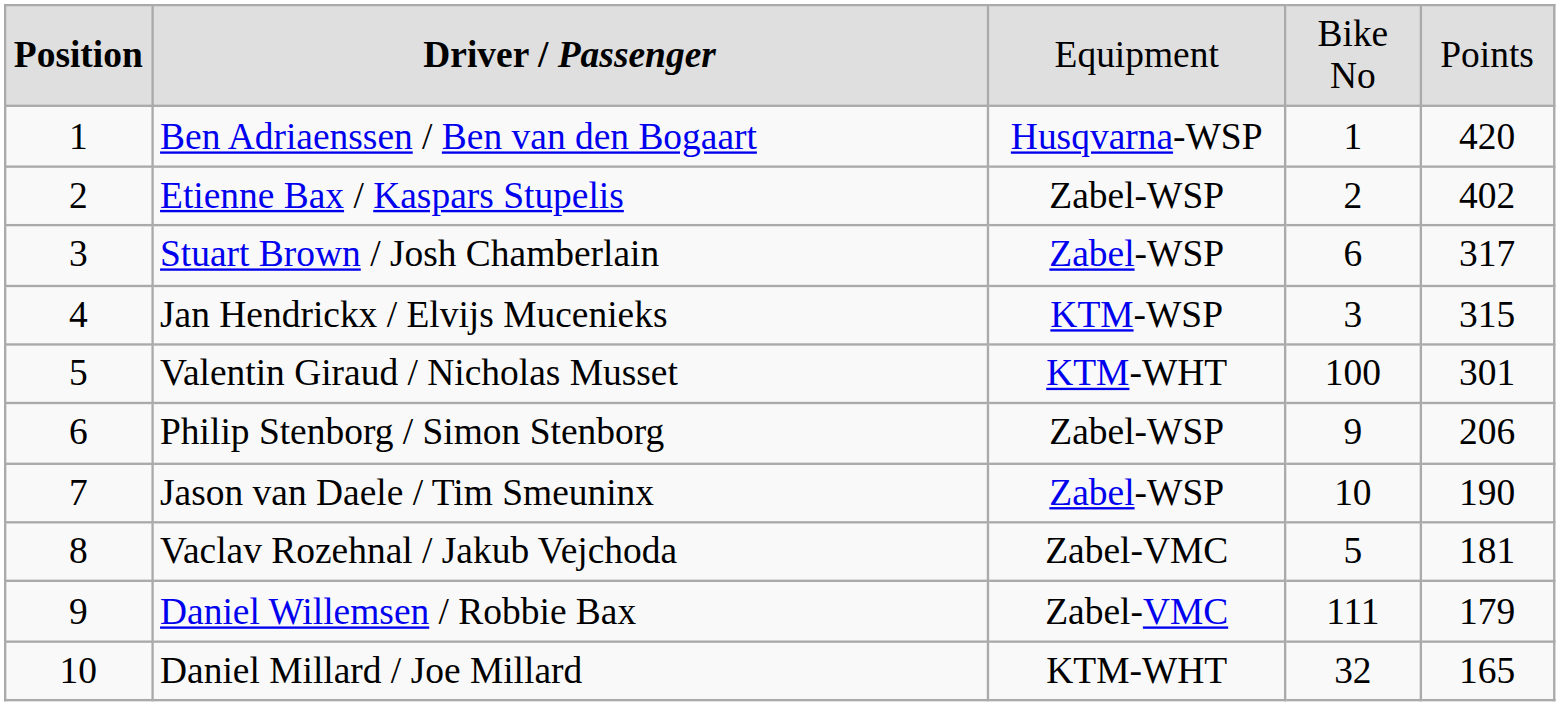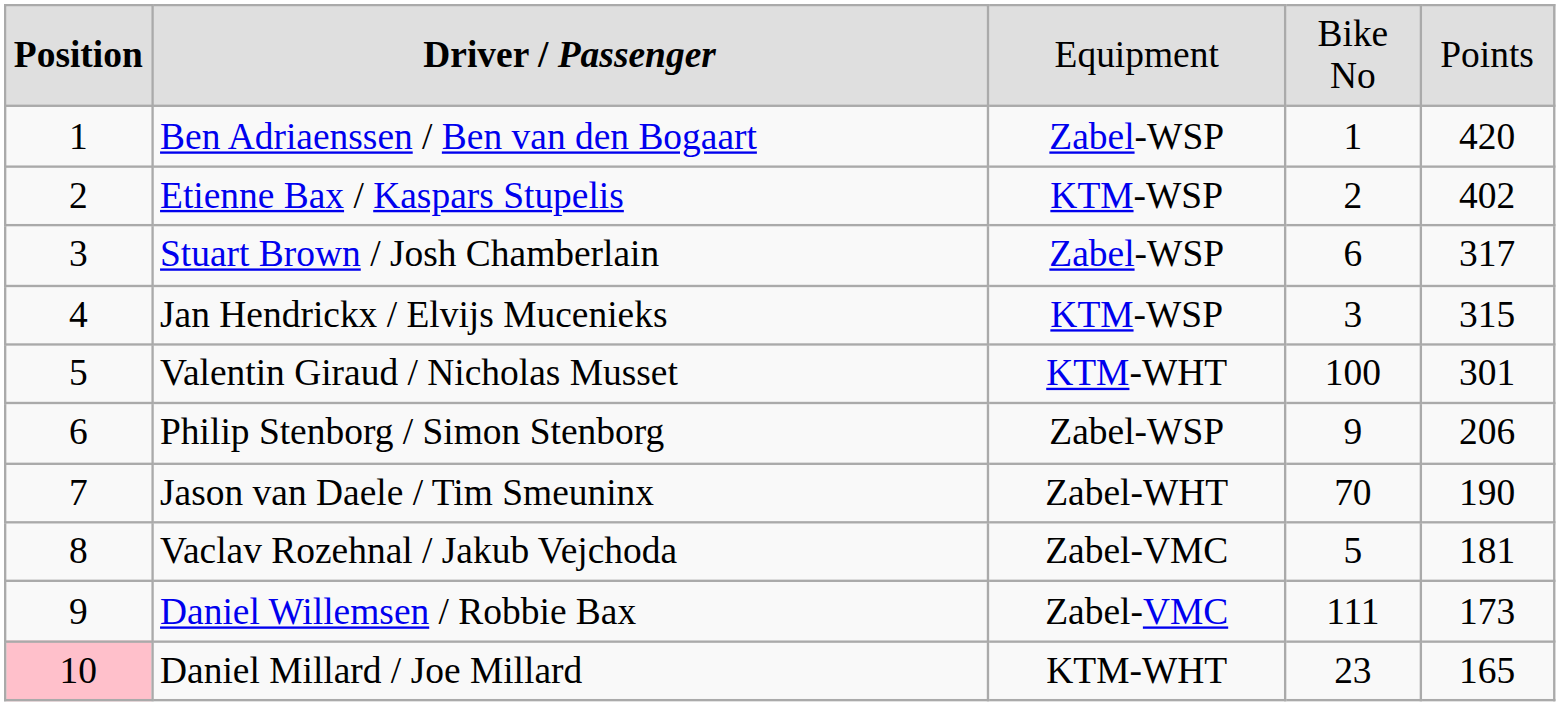(1137, 135) Husqvarna-WSP -> (1137, 135) Zabel-WSP
(1137, 195) Zabel-WSP -> (1137, 195) KTM-WSP
(1137, 491) Zabel-WSP -> (1137, 491) Zabel-WHT
(1353, 491) 10 -> (1353, 491) 70
(1487, 610) 179 -> (1487, 610) 173
(78, 670) no background -> (78, 670) pink background
(1353, 670) 32 -> (1353, 670) 23
